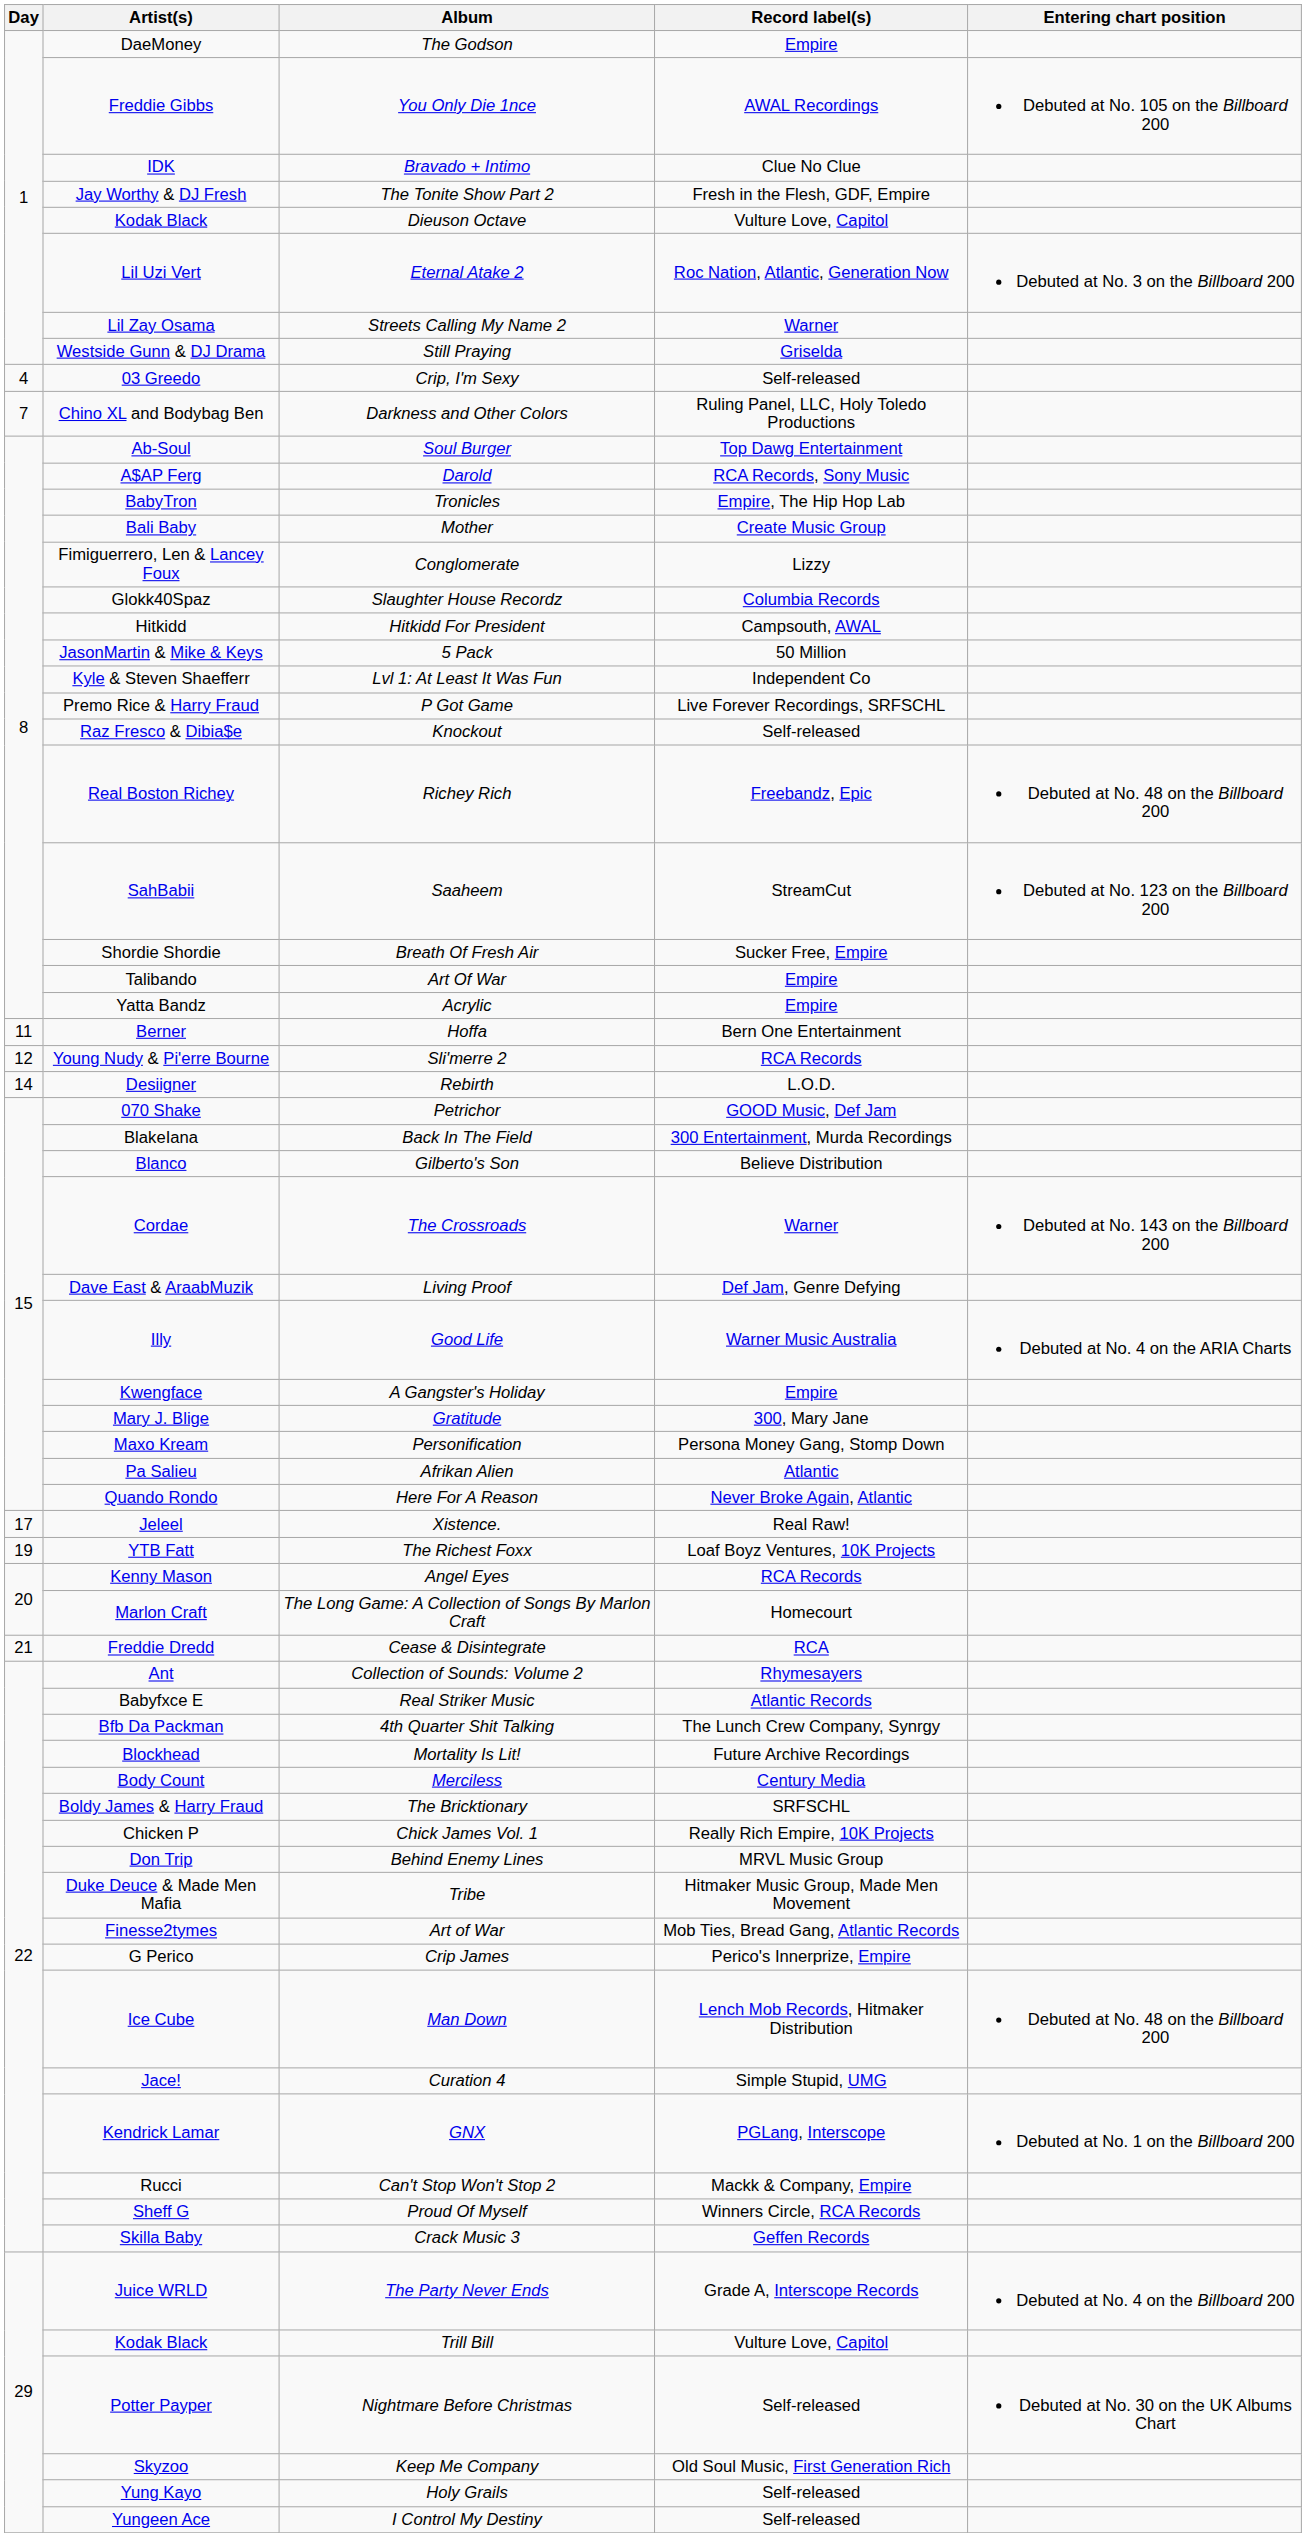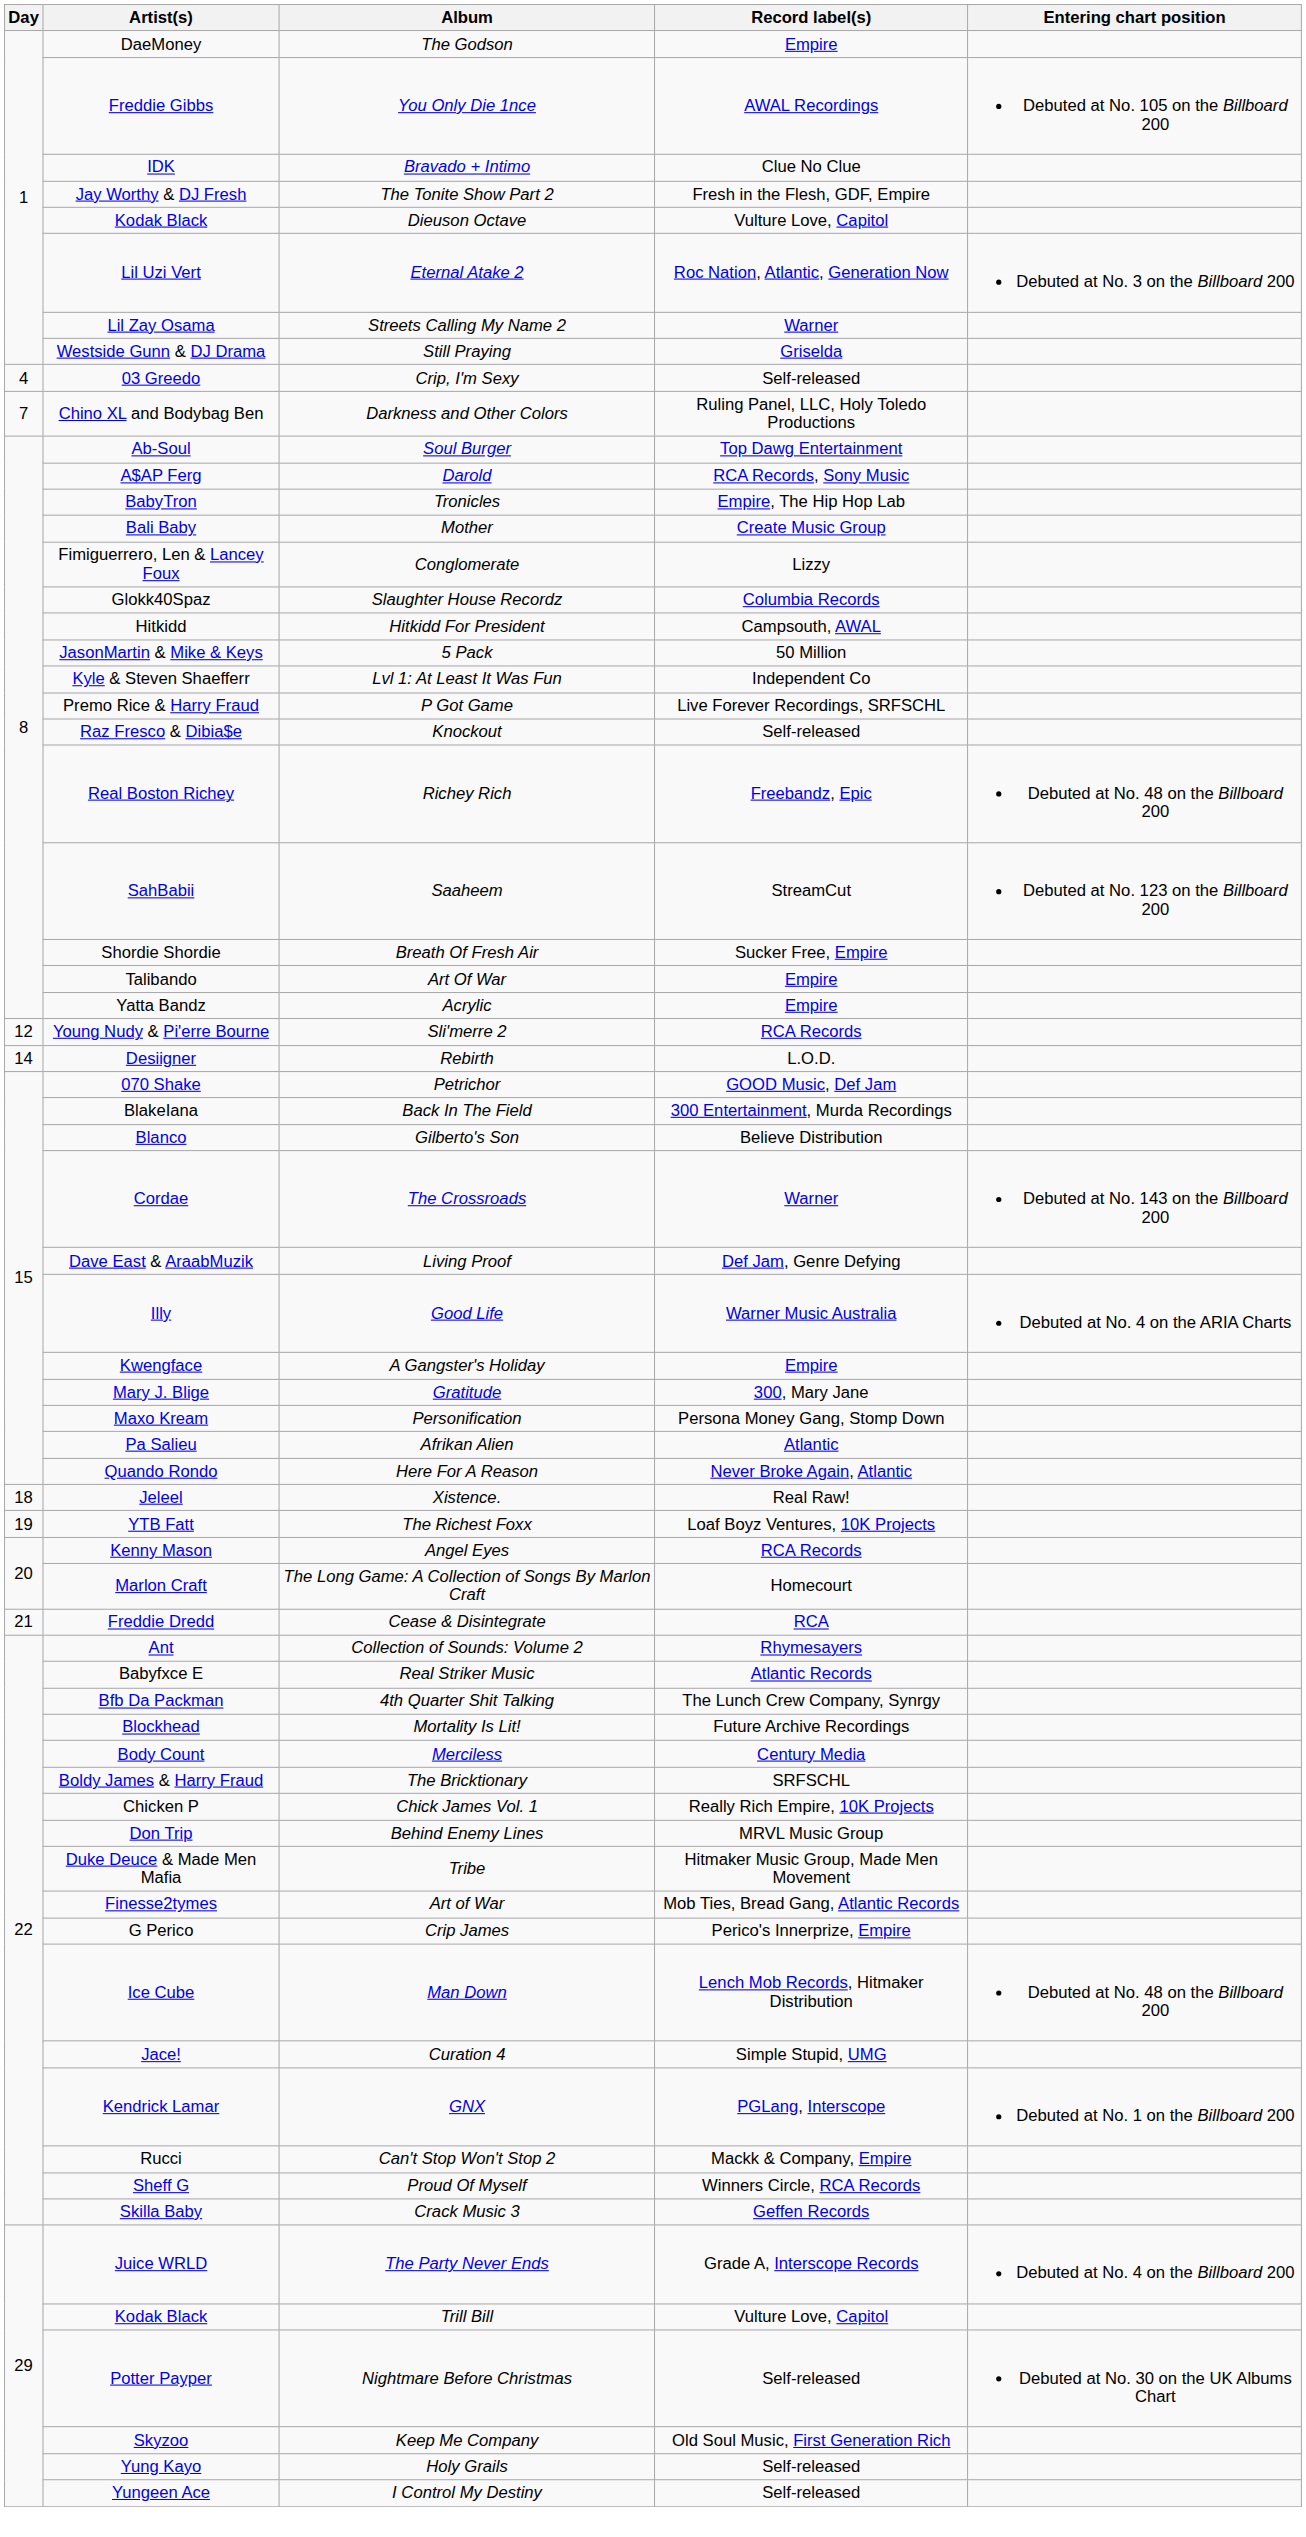- row: (467, 1031)
(24, 1524) 17 -> (24, 1497) 18
